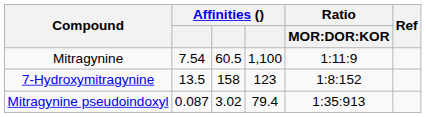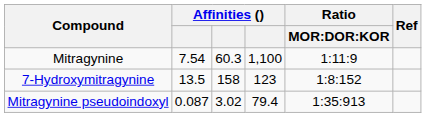(228, 58) 60.5 -> (228, 58) 60.3
